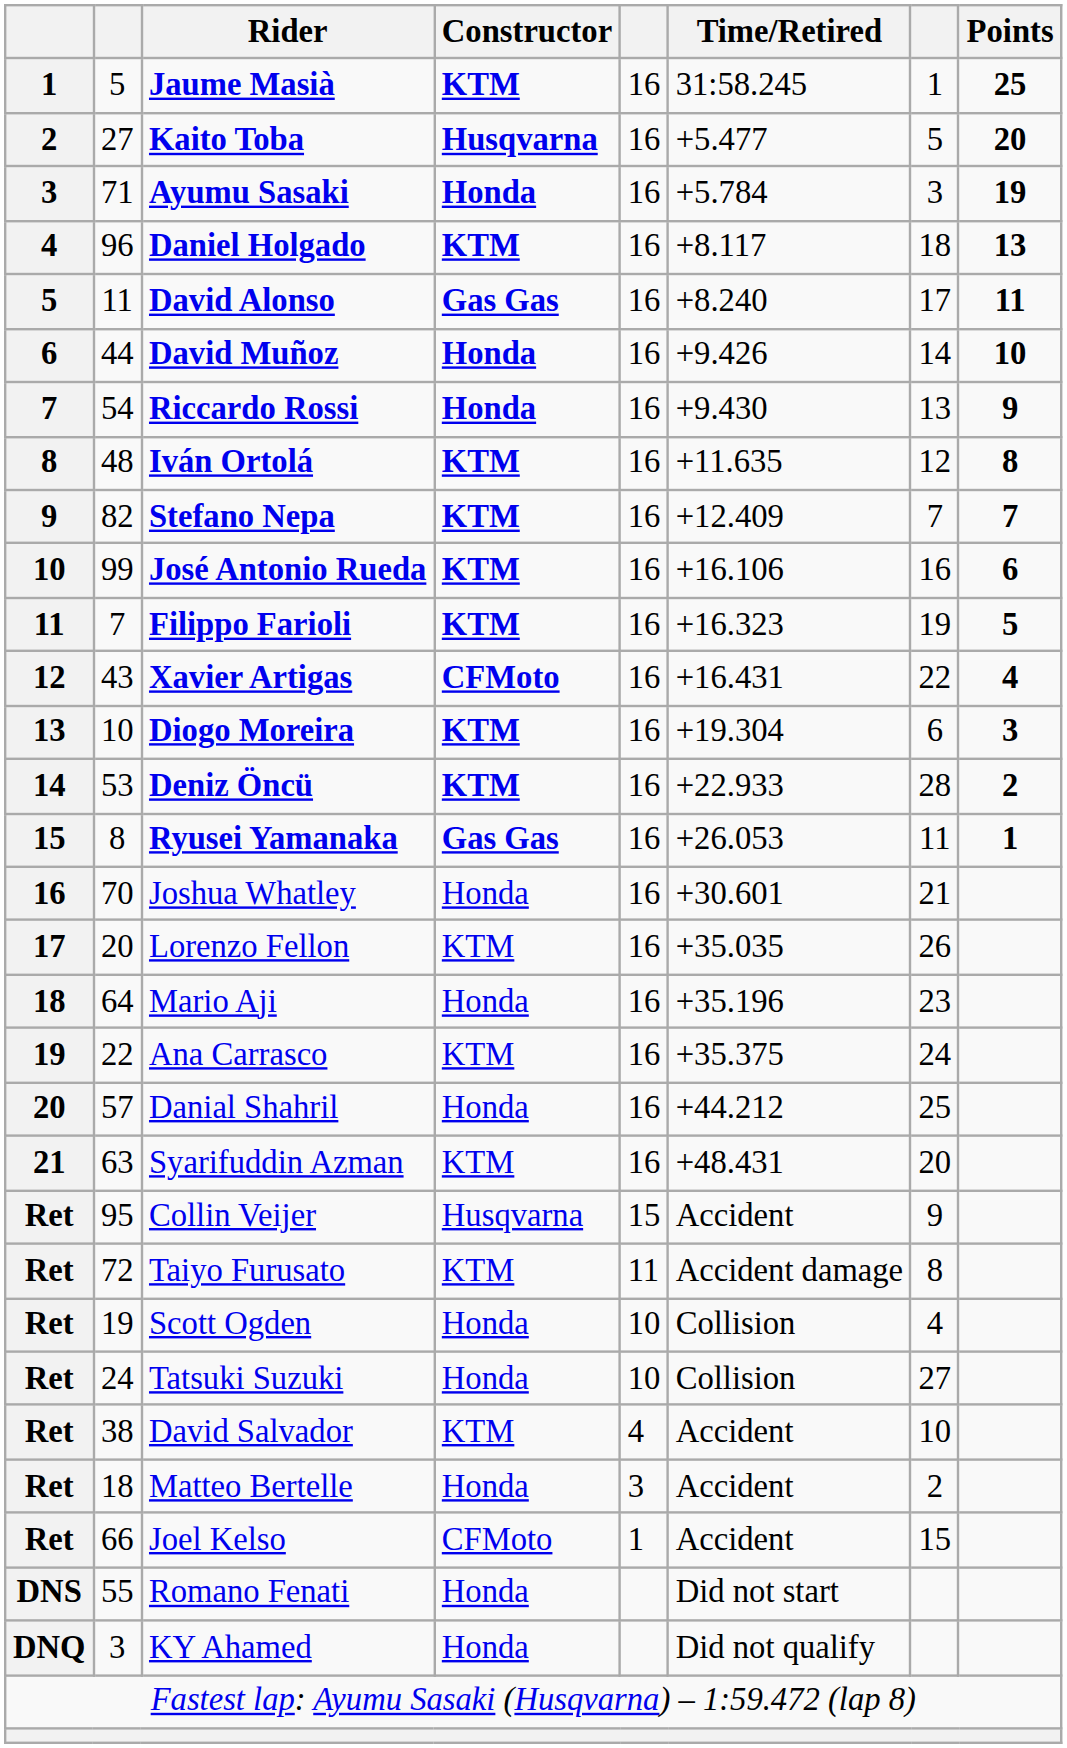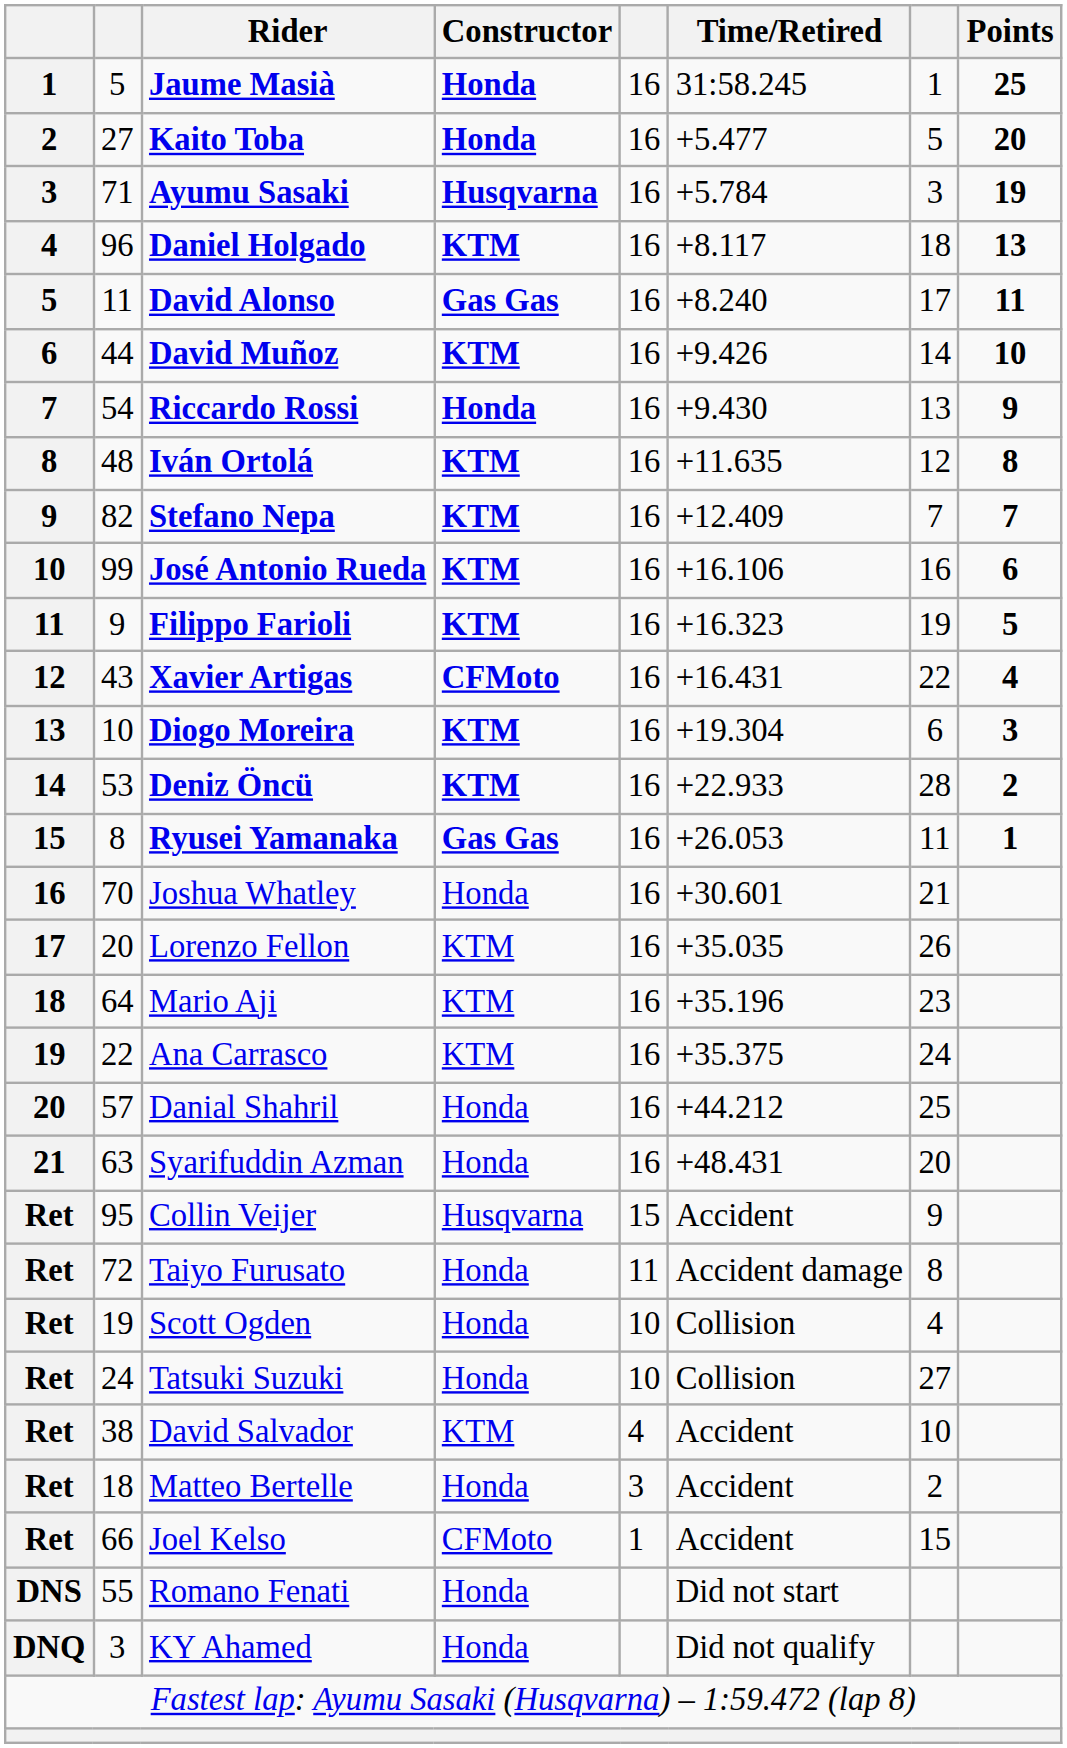(481, 84) KTM -> (489, 84) Honda
(520, 138) Husqvarna -> (489, 138) Honda
(489, 192) Honda -> (520, 192) Husqvarna
(489, 354) Honda -> (481, 354) KTM
(117, 623) 7 -> (117, 623) 9
(485, 1000) Honda -> (478, 1000) KTM
(478, 1161) KTM -> (485, 1161) Honda
(478, 1269) KTM -> (485, 1269) Honda
